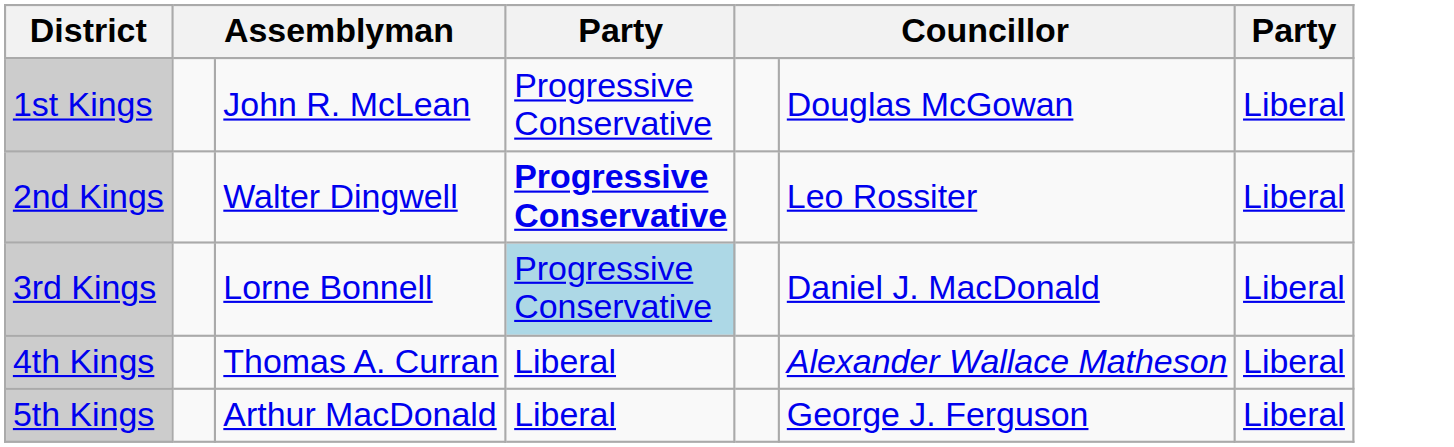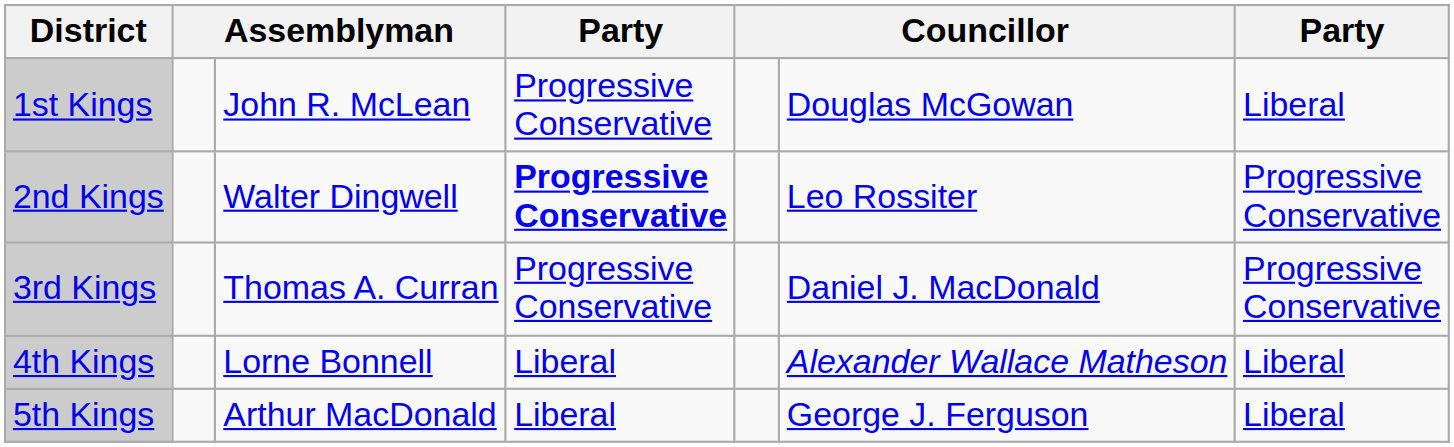(1294, 196) Liberal -> (1342, 196) Progressive Conservative
(328, 288) Lorne Bonnell -> (361, 288) Thomas A. Curran
(613, 288) lightblue background -> (613, 288) no background
(1294, 288) Liberal -> (1342, 288) Progressive Conservative
(361, 361) Thomas A. Curran -> (328, 361) Lorne Bonnell
